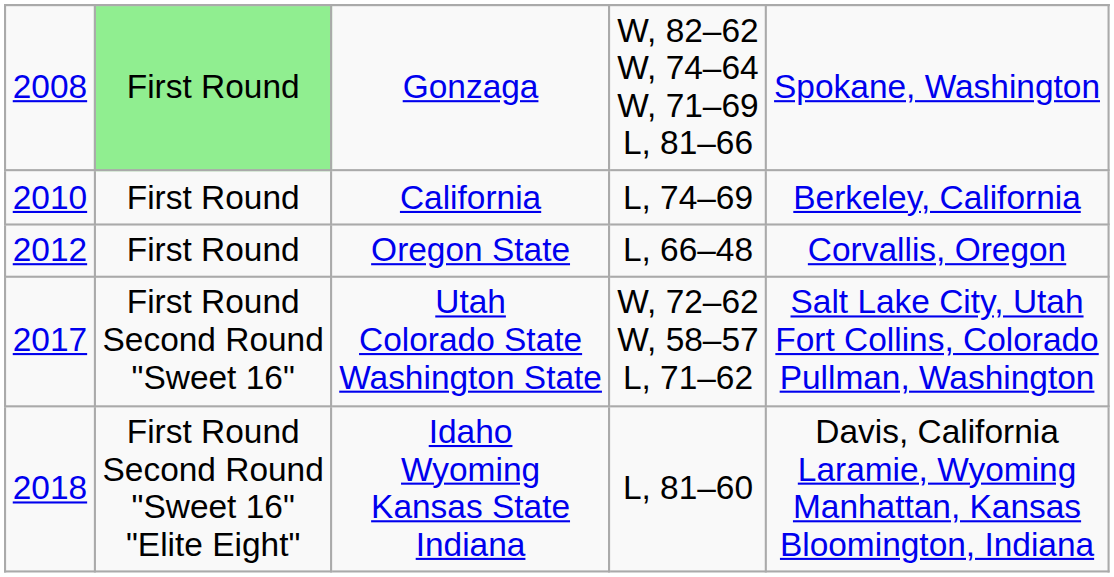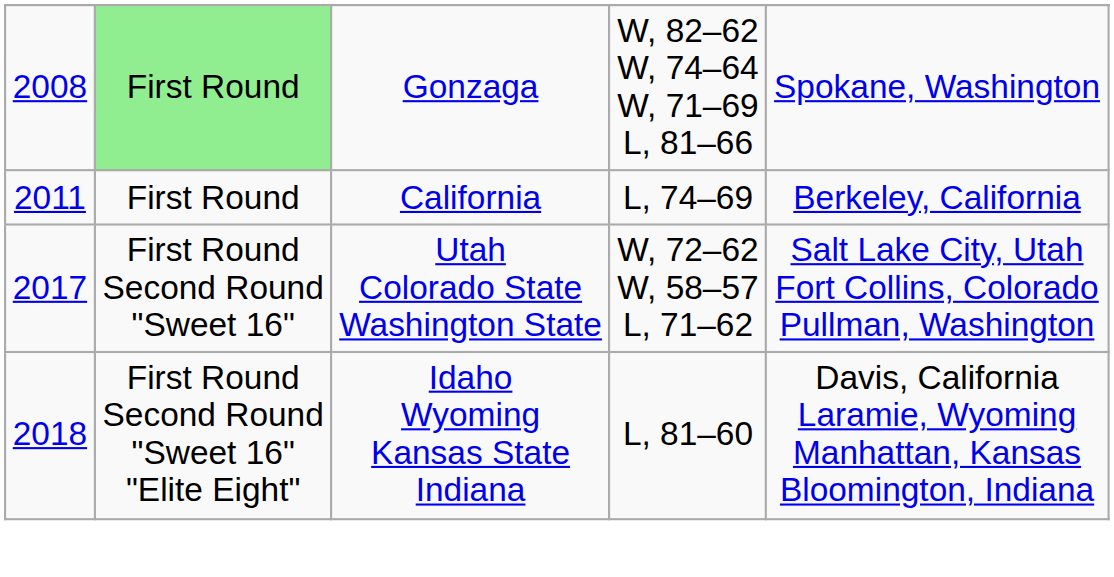(50, 196) 2010 -> (50, 196) 2011
- row: (471, 249)
